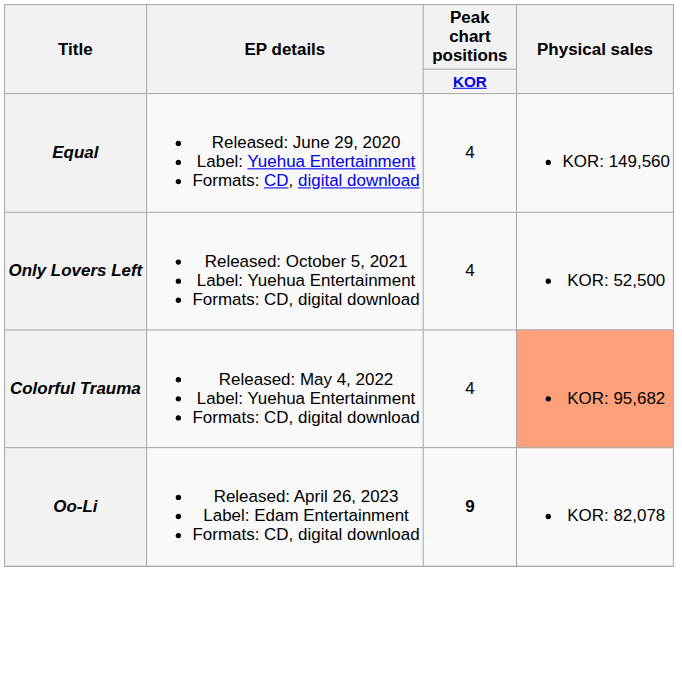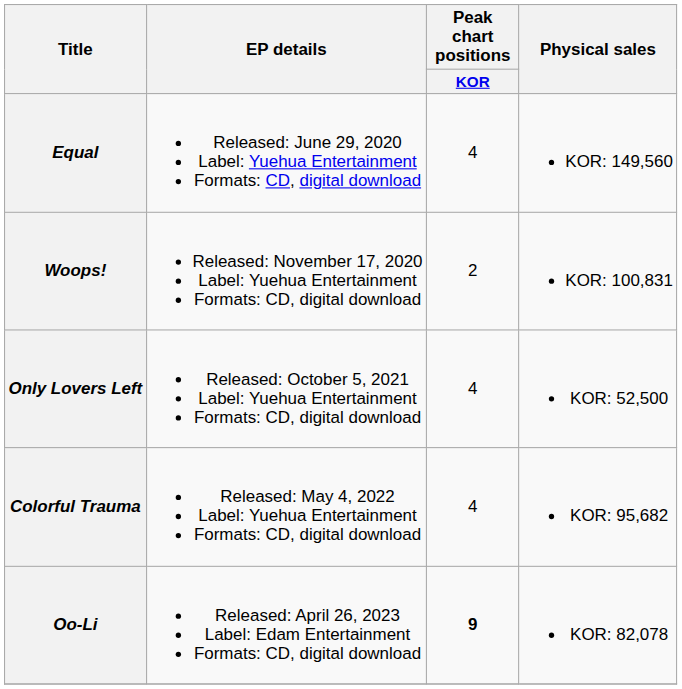+ row: (75, 270)
(595, 398) lightsalmon background -> (598, 516) no background
